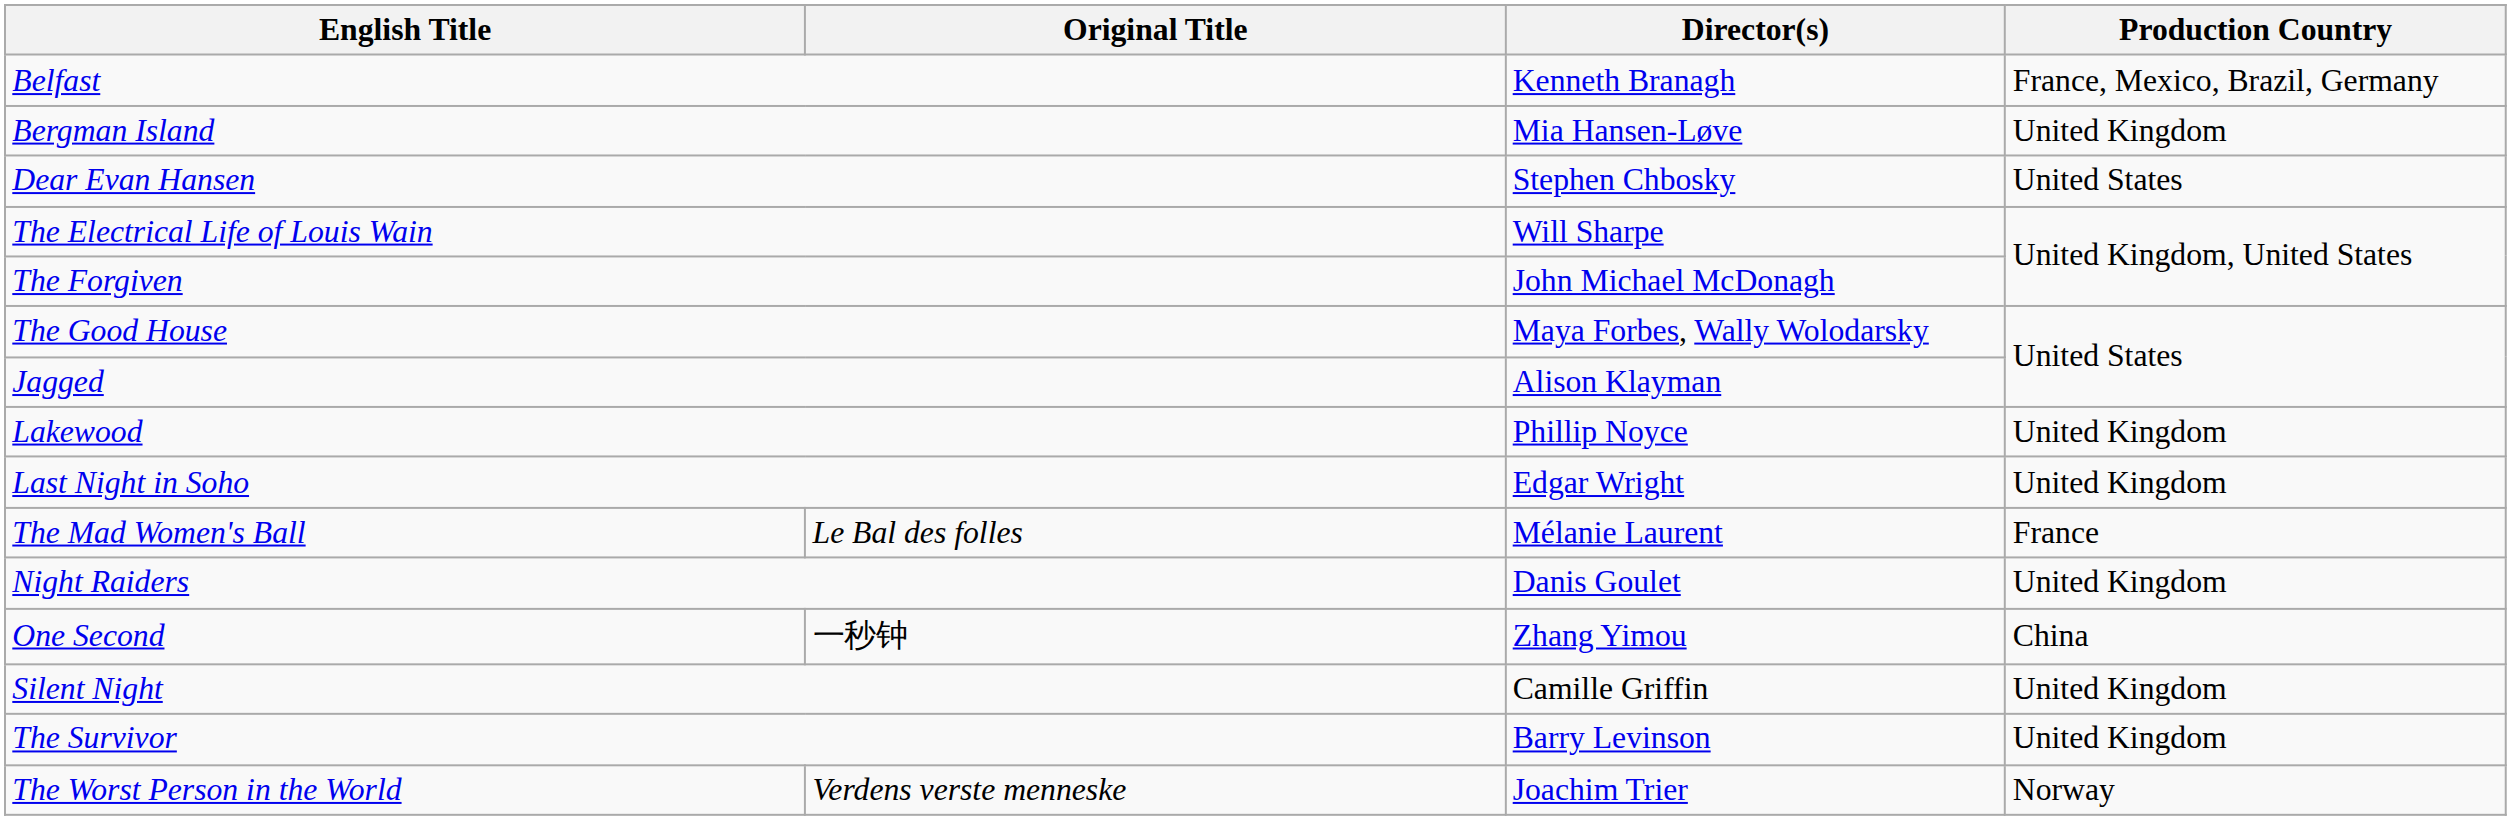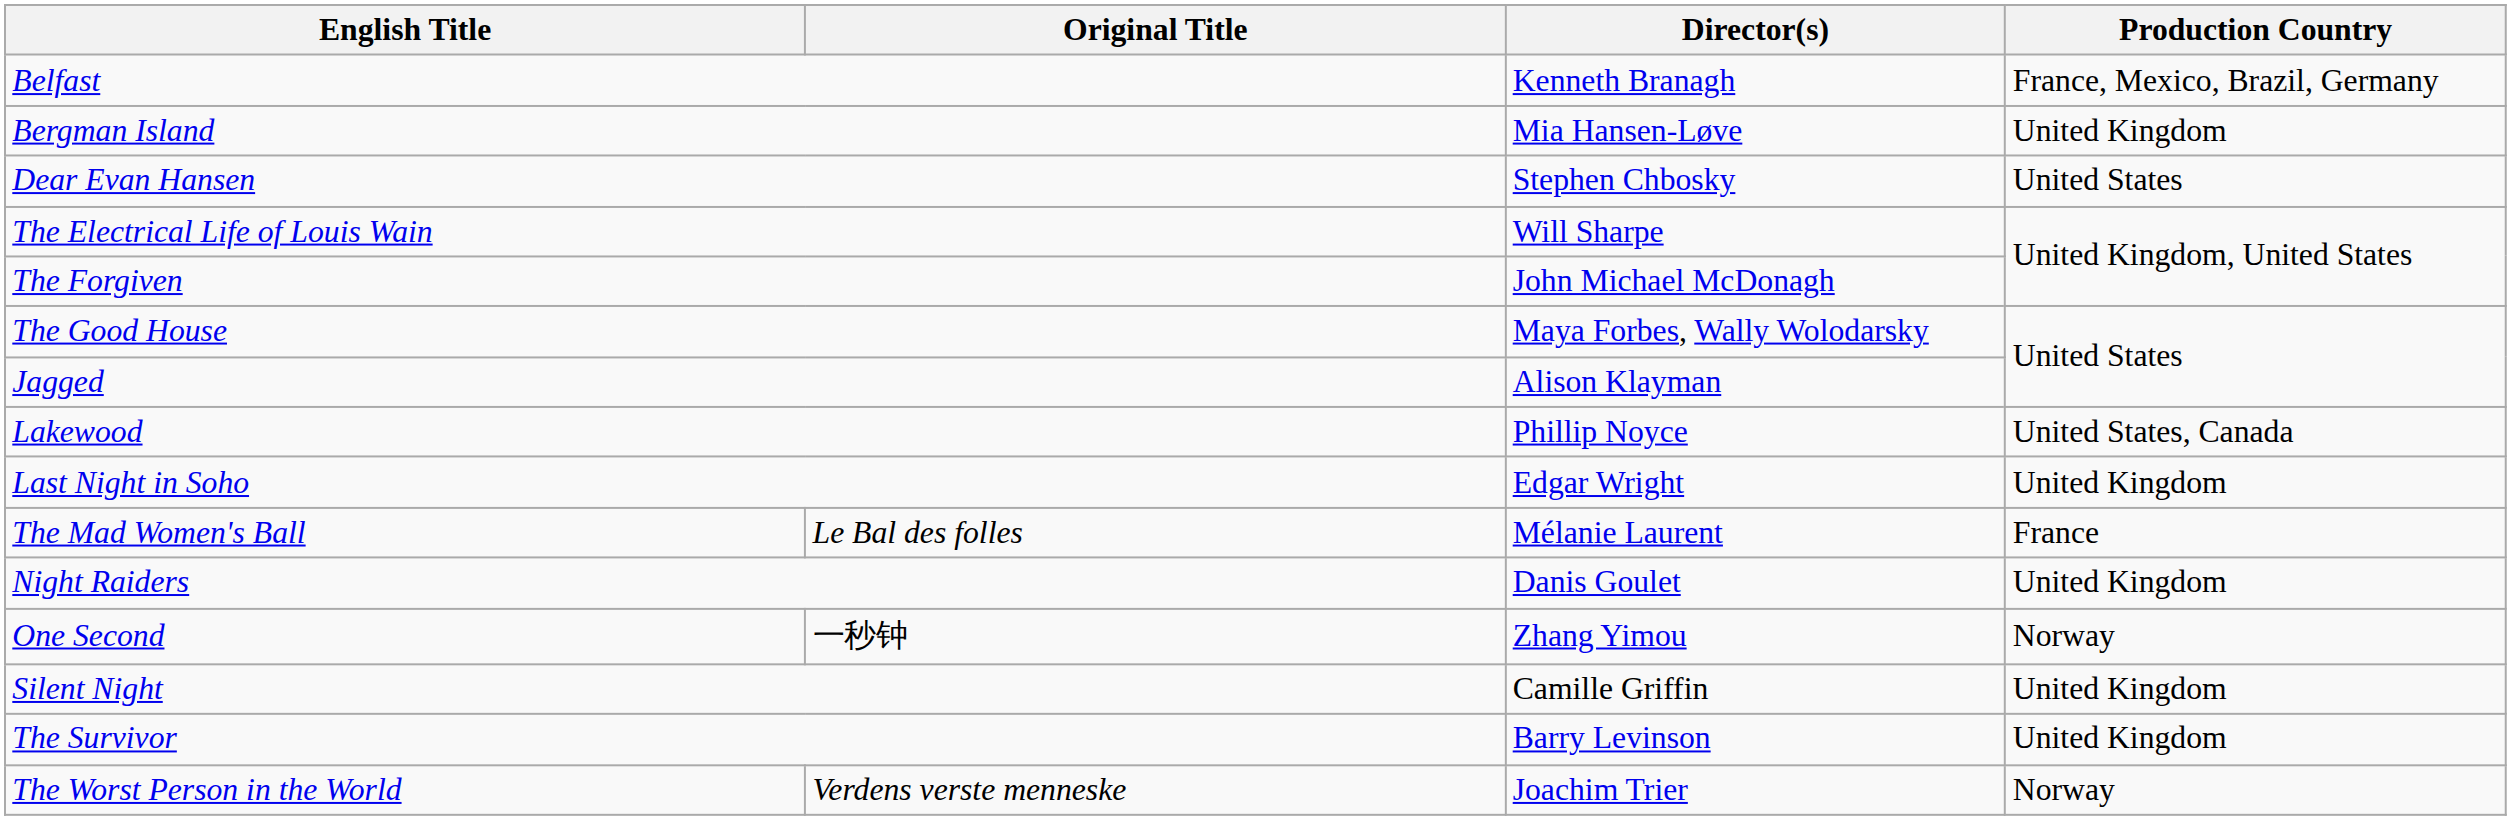(2120, 431) United Kingdom -> (2153, 431) United States, Canada
(2051, 635) China -> (2064, 635) Norway
